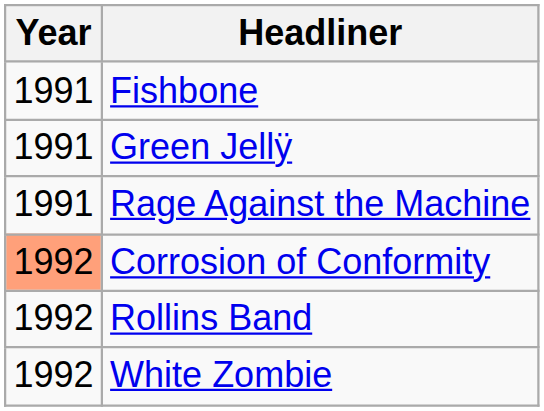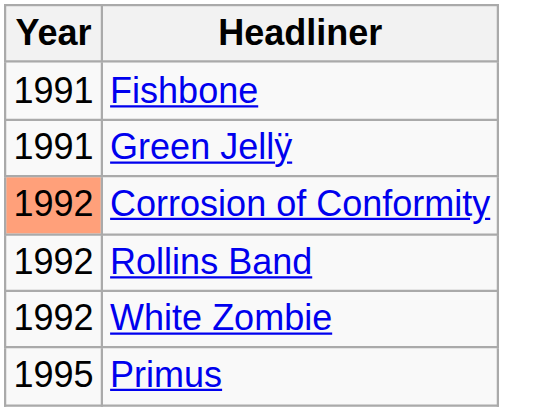- row: (320, 204)
+ row: (166, 375)
